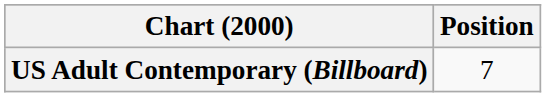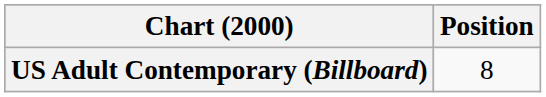(487, 69) 7 -> (487, 69) 8
